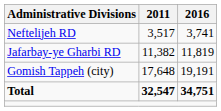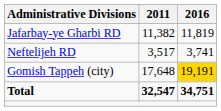rows swapped: (64, 52) <-> (41, 33)
(197, 71) no background -> (197, 71) gold background
